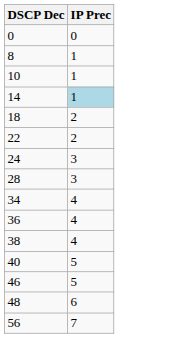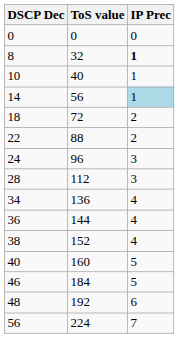+ column: (98, 14)
(74, 55) normal -> (134, 55) bold
